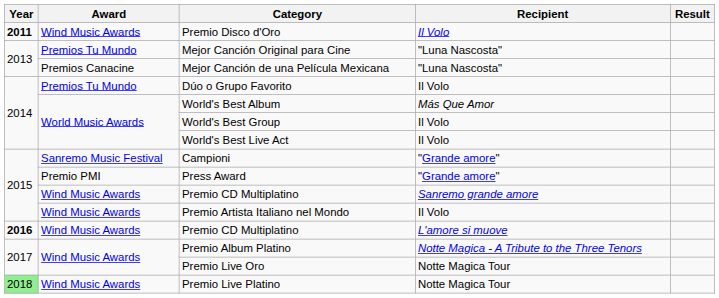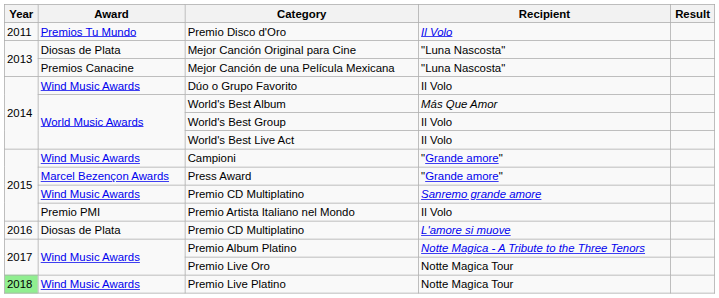(19, 32) bold -> (19, 32) normal
(91, 32) Wind Music Awards -> (89, 32) Premios Tu Mundo
(89, 50) Premios Tu Mundo -> (81, 50) Diosas de Plata
(89, 86) Premios Tu Mundo -> (90, 86) Wind Music Awards
(102, 158) Sanremo Music Festival -> (90, 158) Wind Music Awards
(71, 176) Premio PMI -> (105, 176) Marcel Bezençon Awards
(91, 212) Wind Music Awards -> (70, 212) Premio PMI
(20, 230) bold -> (20, 230) normal
(91, 230) Wind Music Awards -> (81, 230) Diosas de Plata
